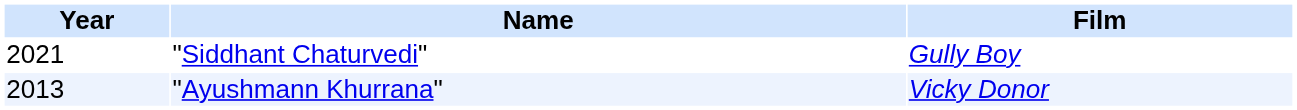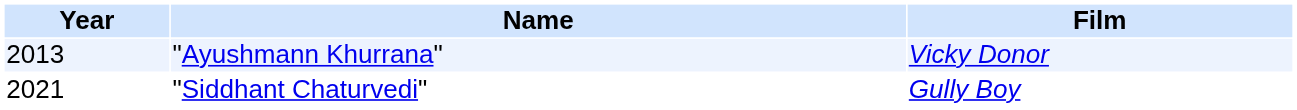rows swapped: (308, 89) <-> (300, 54)
